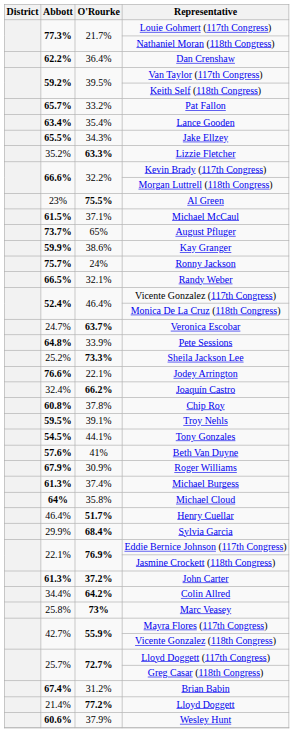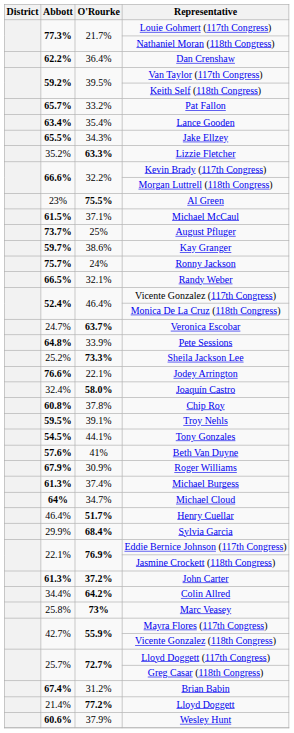(99, 232) 65% -> (99, 232) 25%
(58, 248) 59.9% -> (58, 248) 59.7%
(99, 389) 66.2% -> (99, 389) 58.0%
(99, 500) 35.8% -> (99, 500) 34.7%
